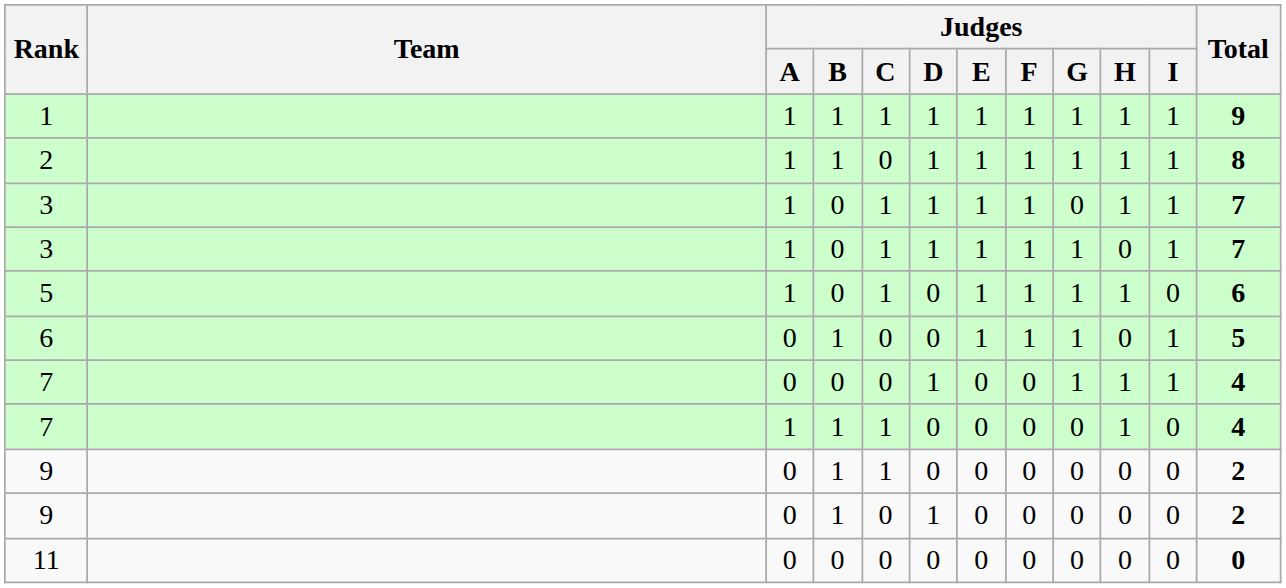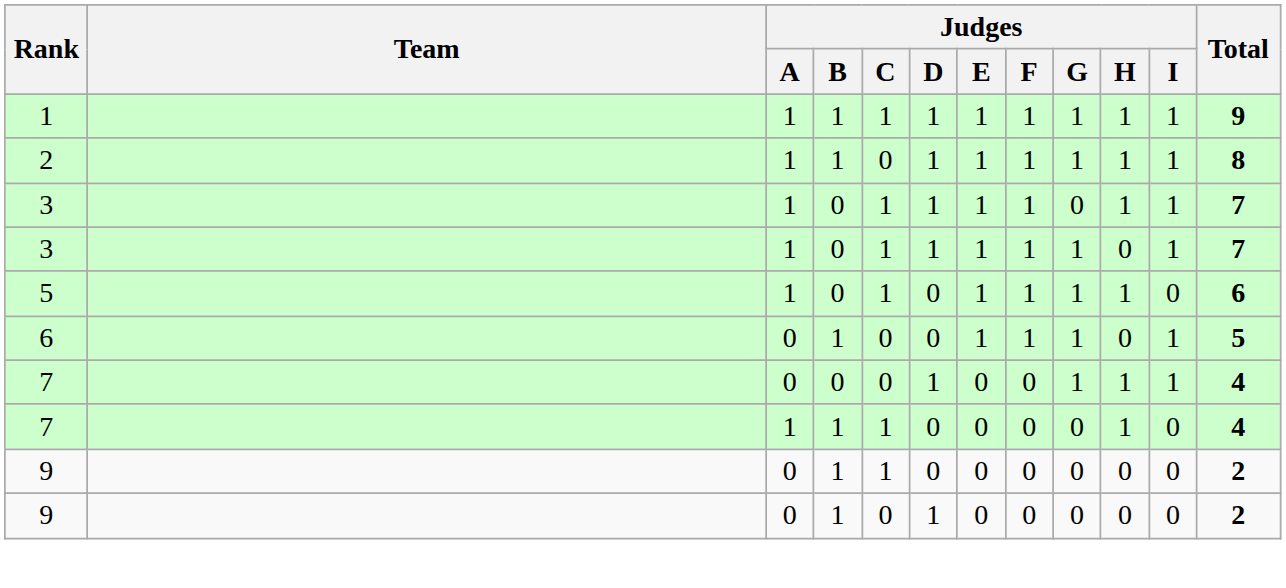- row: (46, 559)
